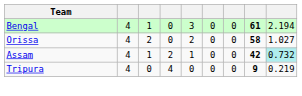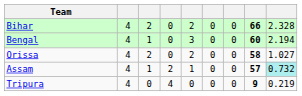+ row: (20, 26)
(255, 26) 61 -> (255, 40) 60
(255, 55) 42 -> (255, 69) 57
